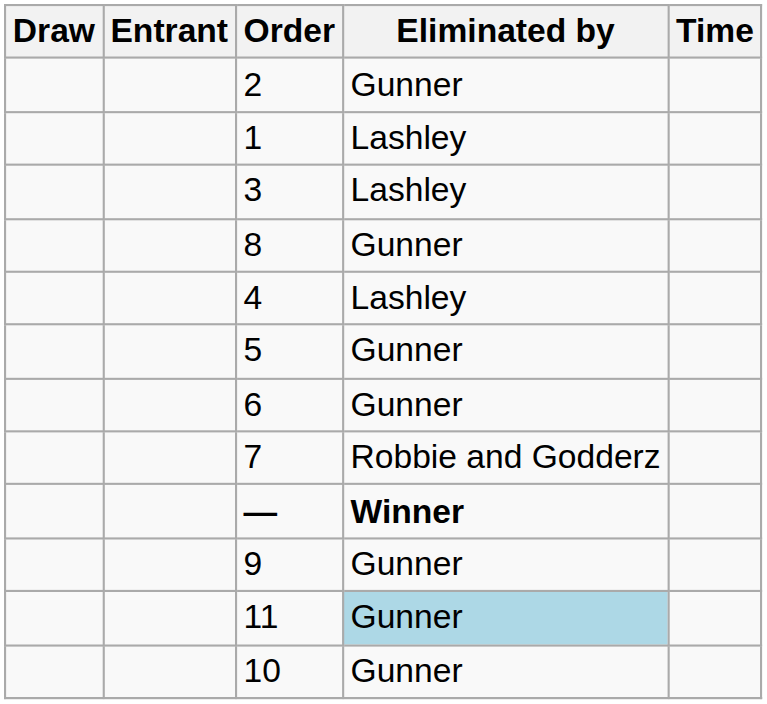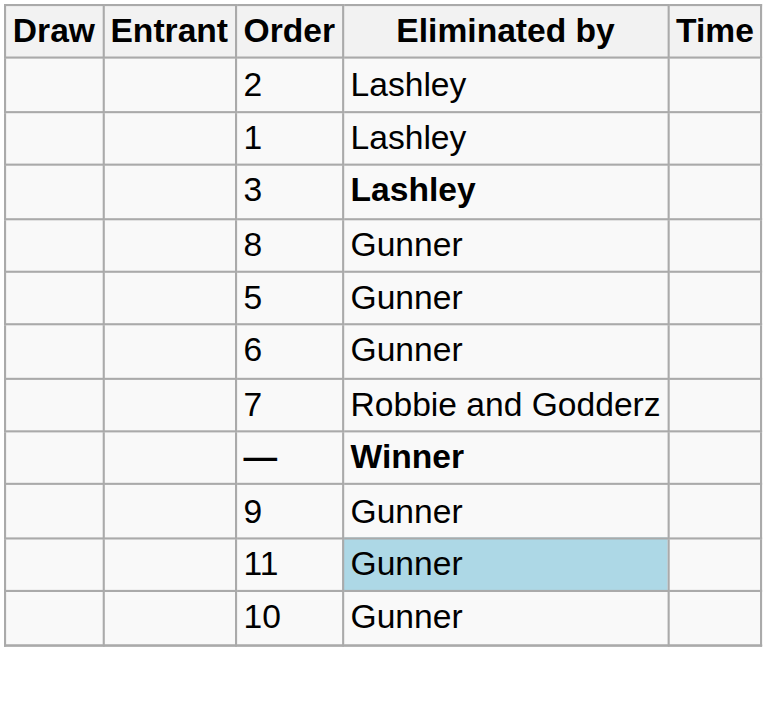(407, 84) Gunner -> (408, 84) Lashley
(408, 191) normal -> (413, 191) bold
- row: (253, 297)
